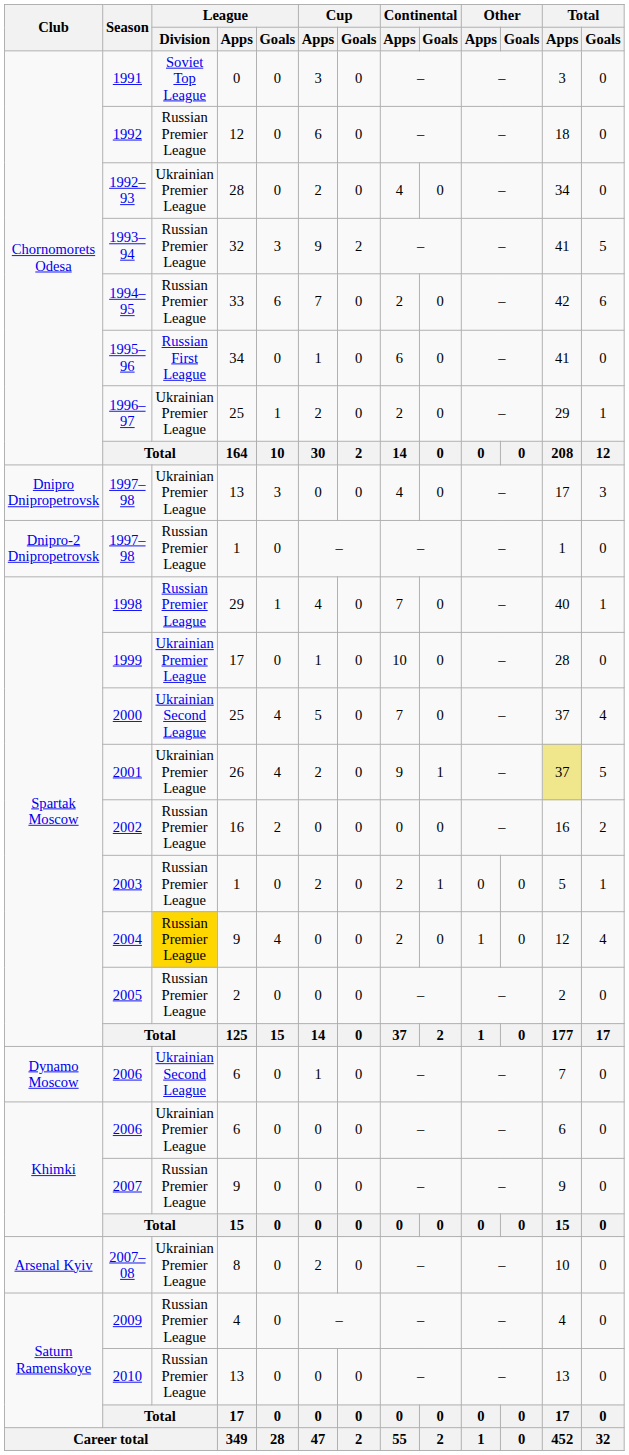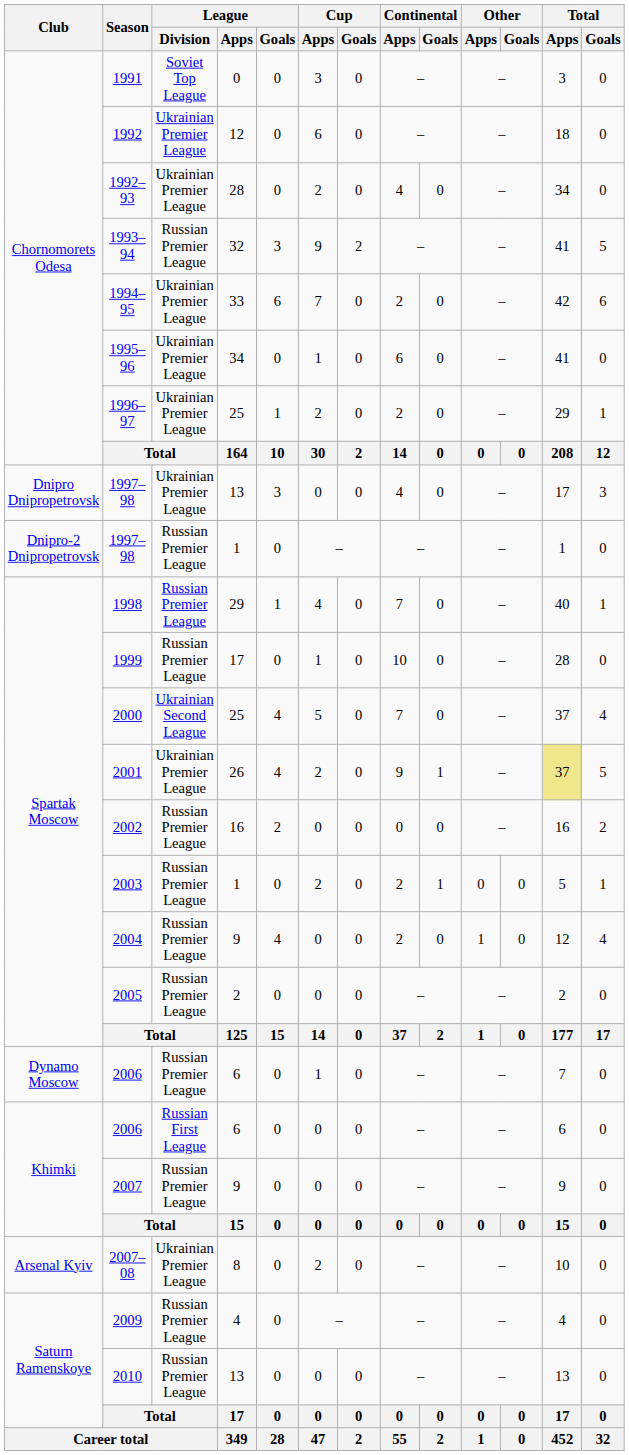(185, 134) Russian Premier League -> (185, 134) Ukrainian Premier League
(185, 302) Russian Premier League -> (185, 302) Ukrainian Premier League
(185, 357) Russian First League -> (185, 357) Ukrainian Premier League
(185, 660) Ukrainian Premier League -> (185, 660) Russian Premier League
(185, 939) gold background -> (185, 939) no background
(185, 1074) Ukrainian Second League -> (185, 1074) Russian Premier League
(185, 1130) Ukrainian Premier League -> (185, 1130) Russian First League
